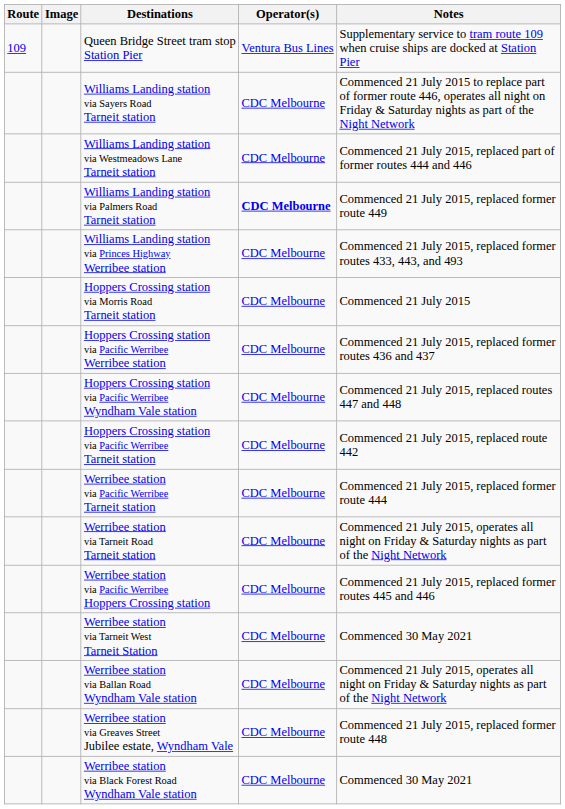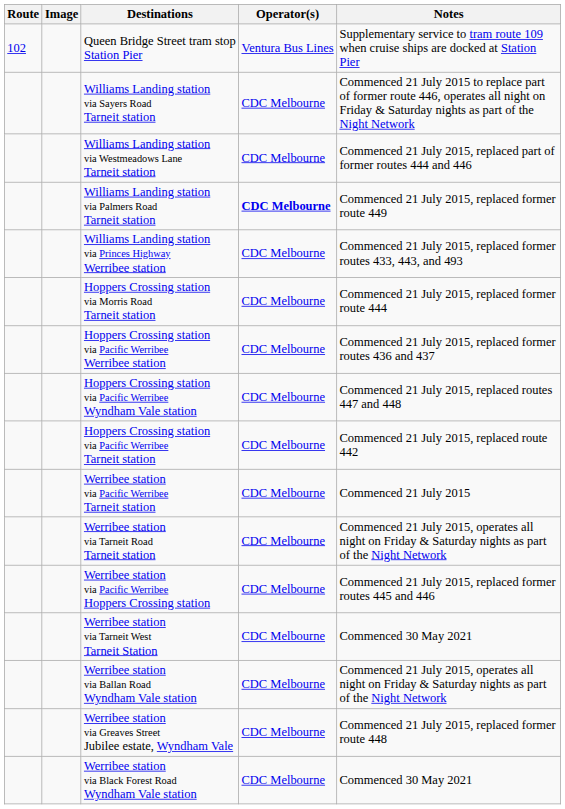(17, 48) 109 -> (17, 48) 102
(405, 301) Commenced 21 July 2015 -> (448, 301) Commenced 21 July 2015, replaced former route 444
(448, 493) Commenced 21 July 2015, replaced former route 444 -> (405, 493) Commenced 21 July 2015
